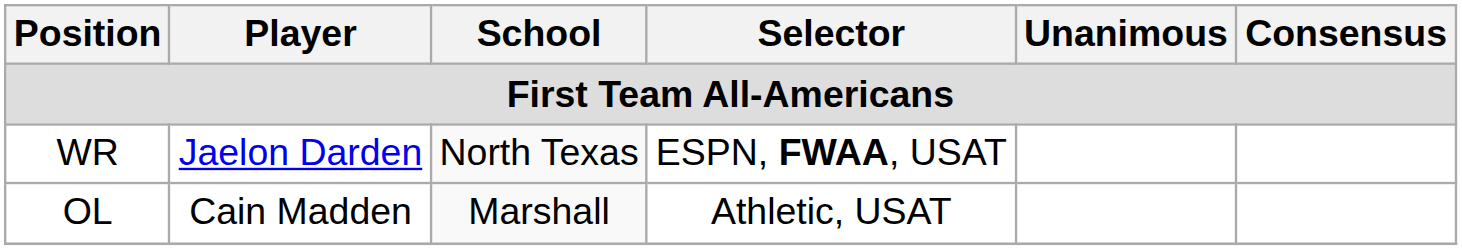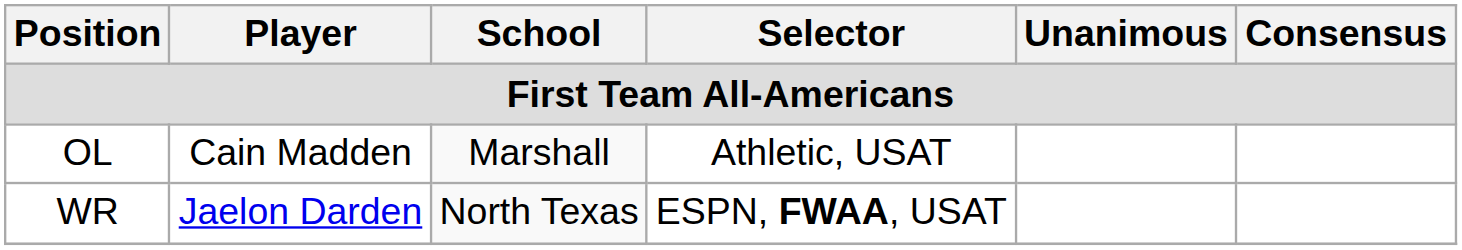rows swapped: (88, 152) <-> (88, 212)
